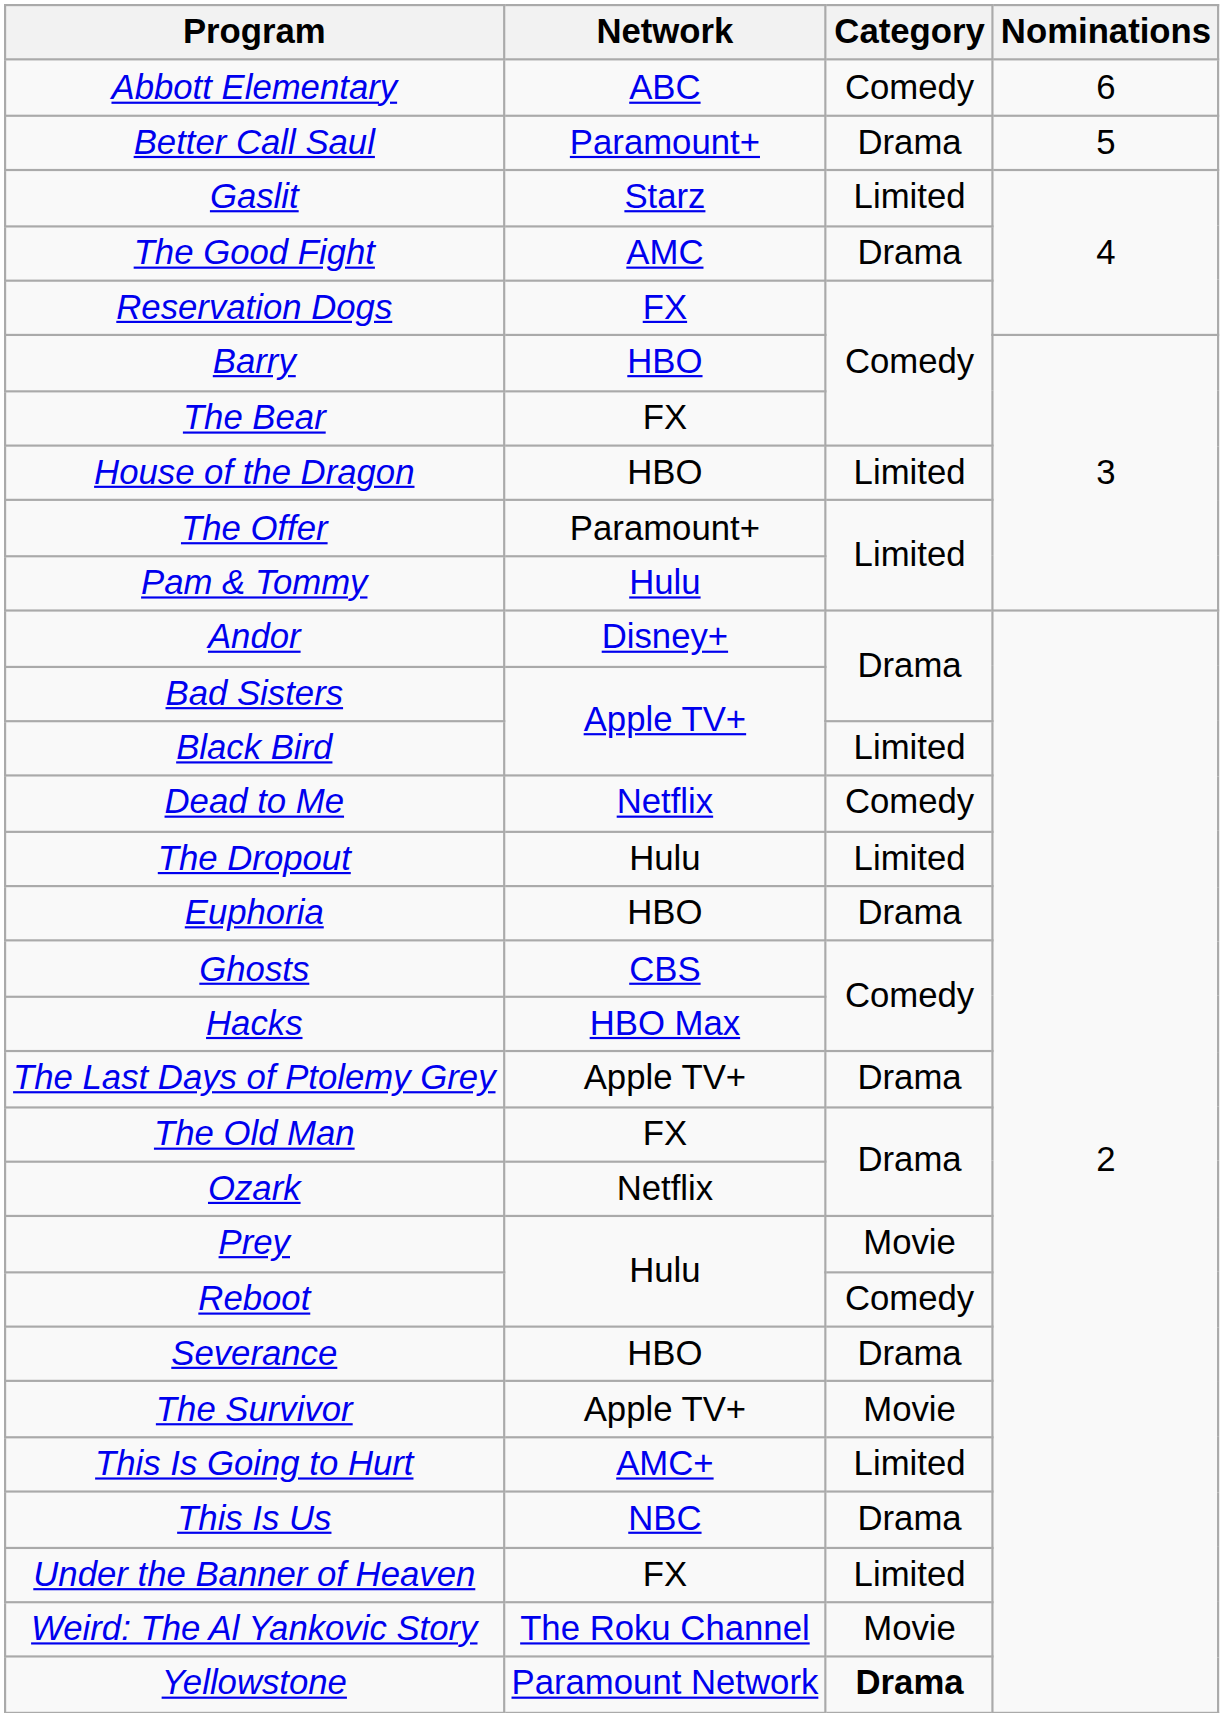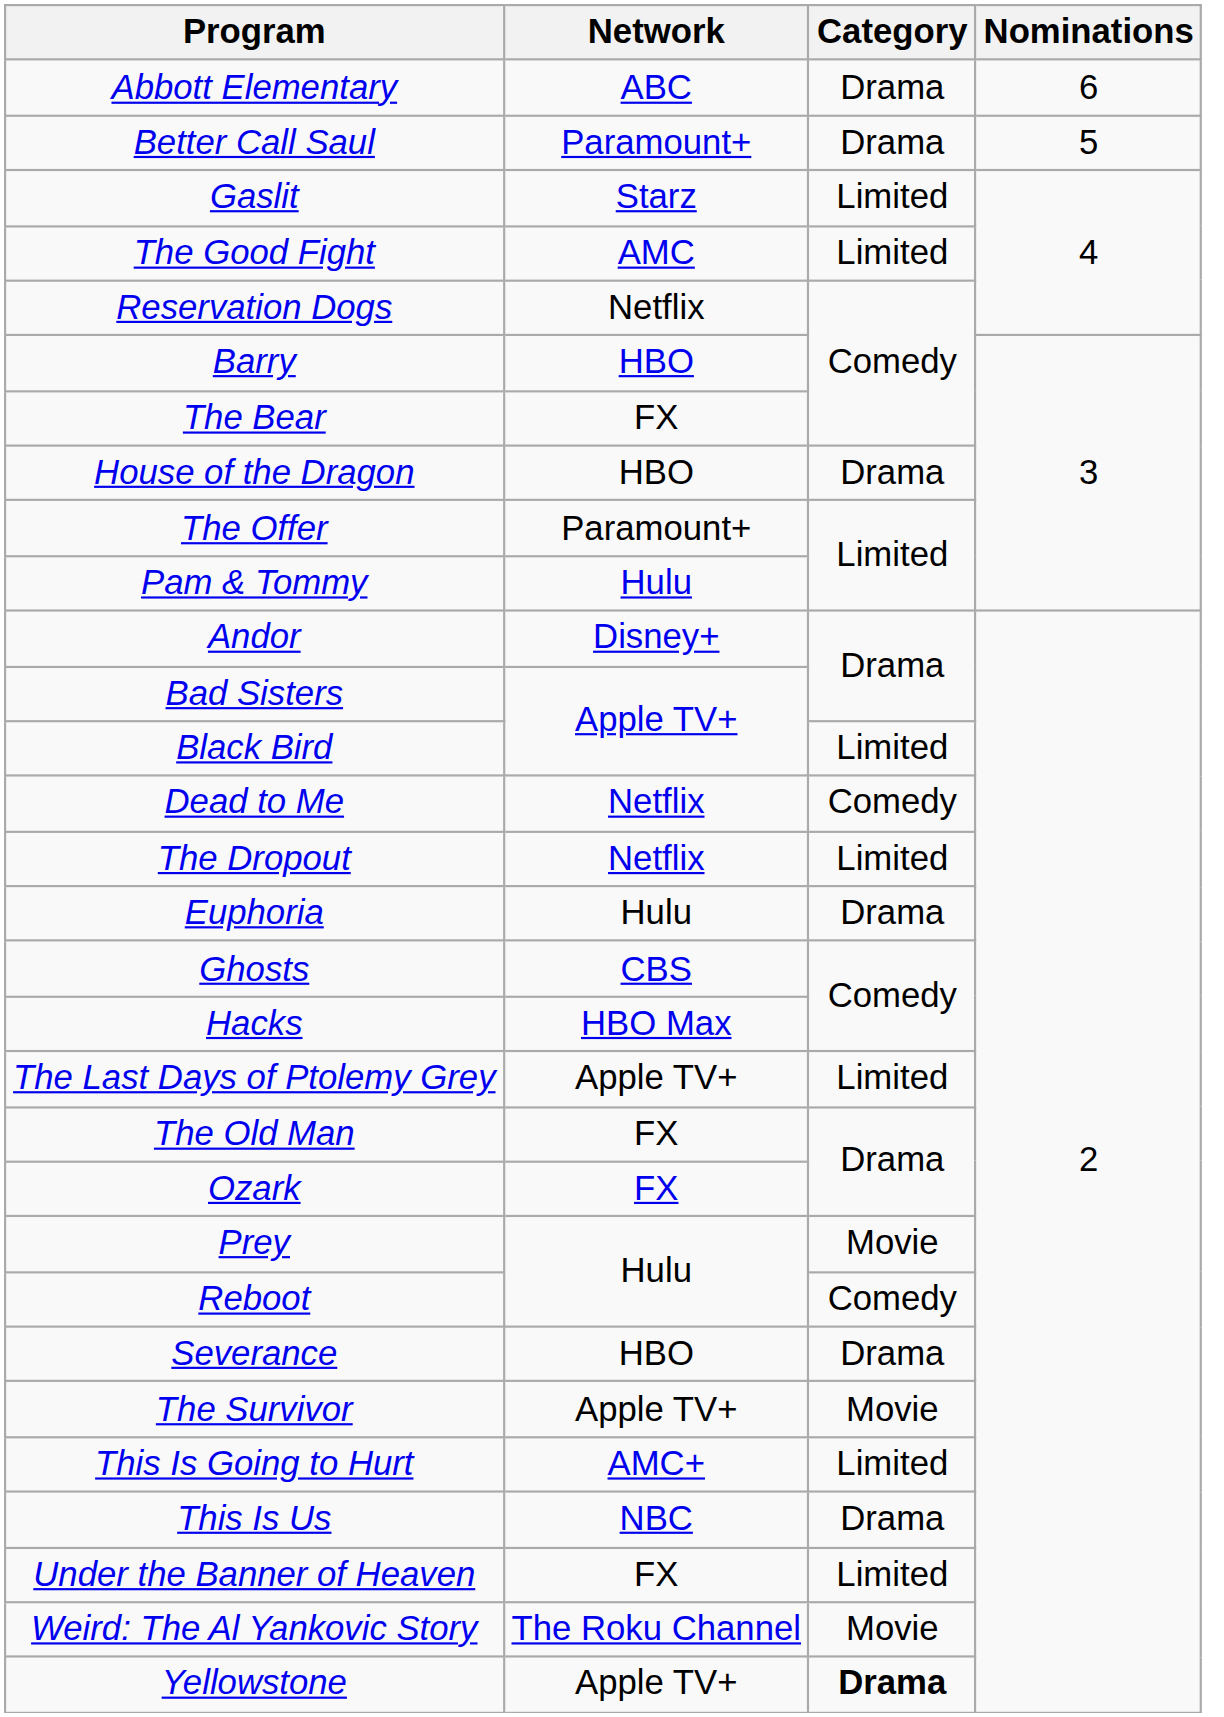(910, 87) Comedy -> (892, 87) Drama
(910, 252) Drama -> (892, 252) Limited
(665, 307) FX -> (656, 307) Netflix
(910, 472) Limited -> (892, 472) Drama
(665, 857) Hulu -> (656, 857) Netflix
(665, 913) HBO -> (656, 913) Hulu
(910, 1078) Drama -> (892, 1078) Limited
(665, 1188) Netflix -> (656, 1188) FX
(665, 1683) Paramount Network -> (656, 1683) Apple TV+
